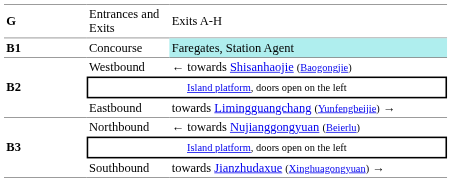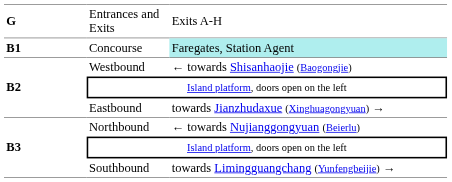(284, 107) towards Limingguangchang (Yunfengbeijie) → -> (278, 107) towards Jianzhudaxue (Xinghuagongyuan) →
(278, 167) towards Jianzhudaxue (Xinghuagongyuan) → -> (284, 167) towards Limingguangchang (Yunfengbeijie) →
